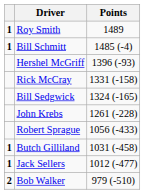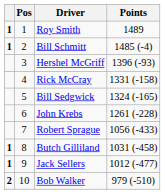+ column: (24, 13)
